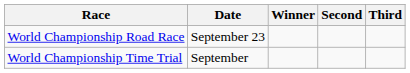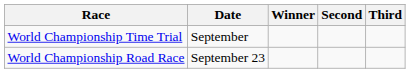rows swapped: (95, 57) <-> (96, 36)
